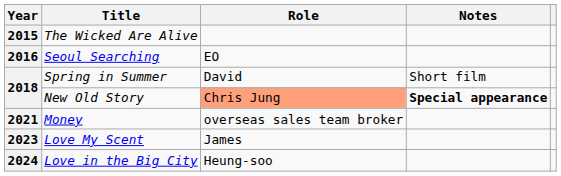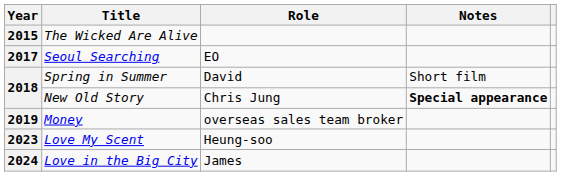(23, 56) 2016 -> (23, 56) 2017
(242, 98) lightsalmon background -> (242, 98) no background
(23, 119) 2021 -> (23, 119) 2019
(223, 139) James -> (238, 139) Heung-soo
(238, 160) Heung-soo -> (223, 160) James
